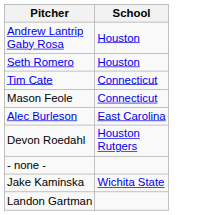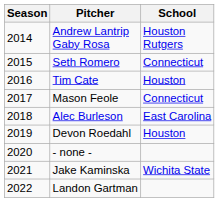+ column: (27, 13)
(119, 37) Houston -> (164, 37) Houston Rutgers
(119, 62) Houston -> (173, 62) Connecticut
(127, 80) Connecticut -> (164, 80) Houston
(119, 140) Houston Rutgers -> (164, 134) Houston
